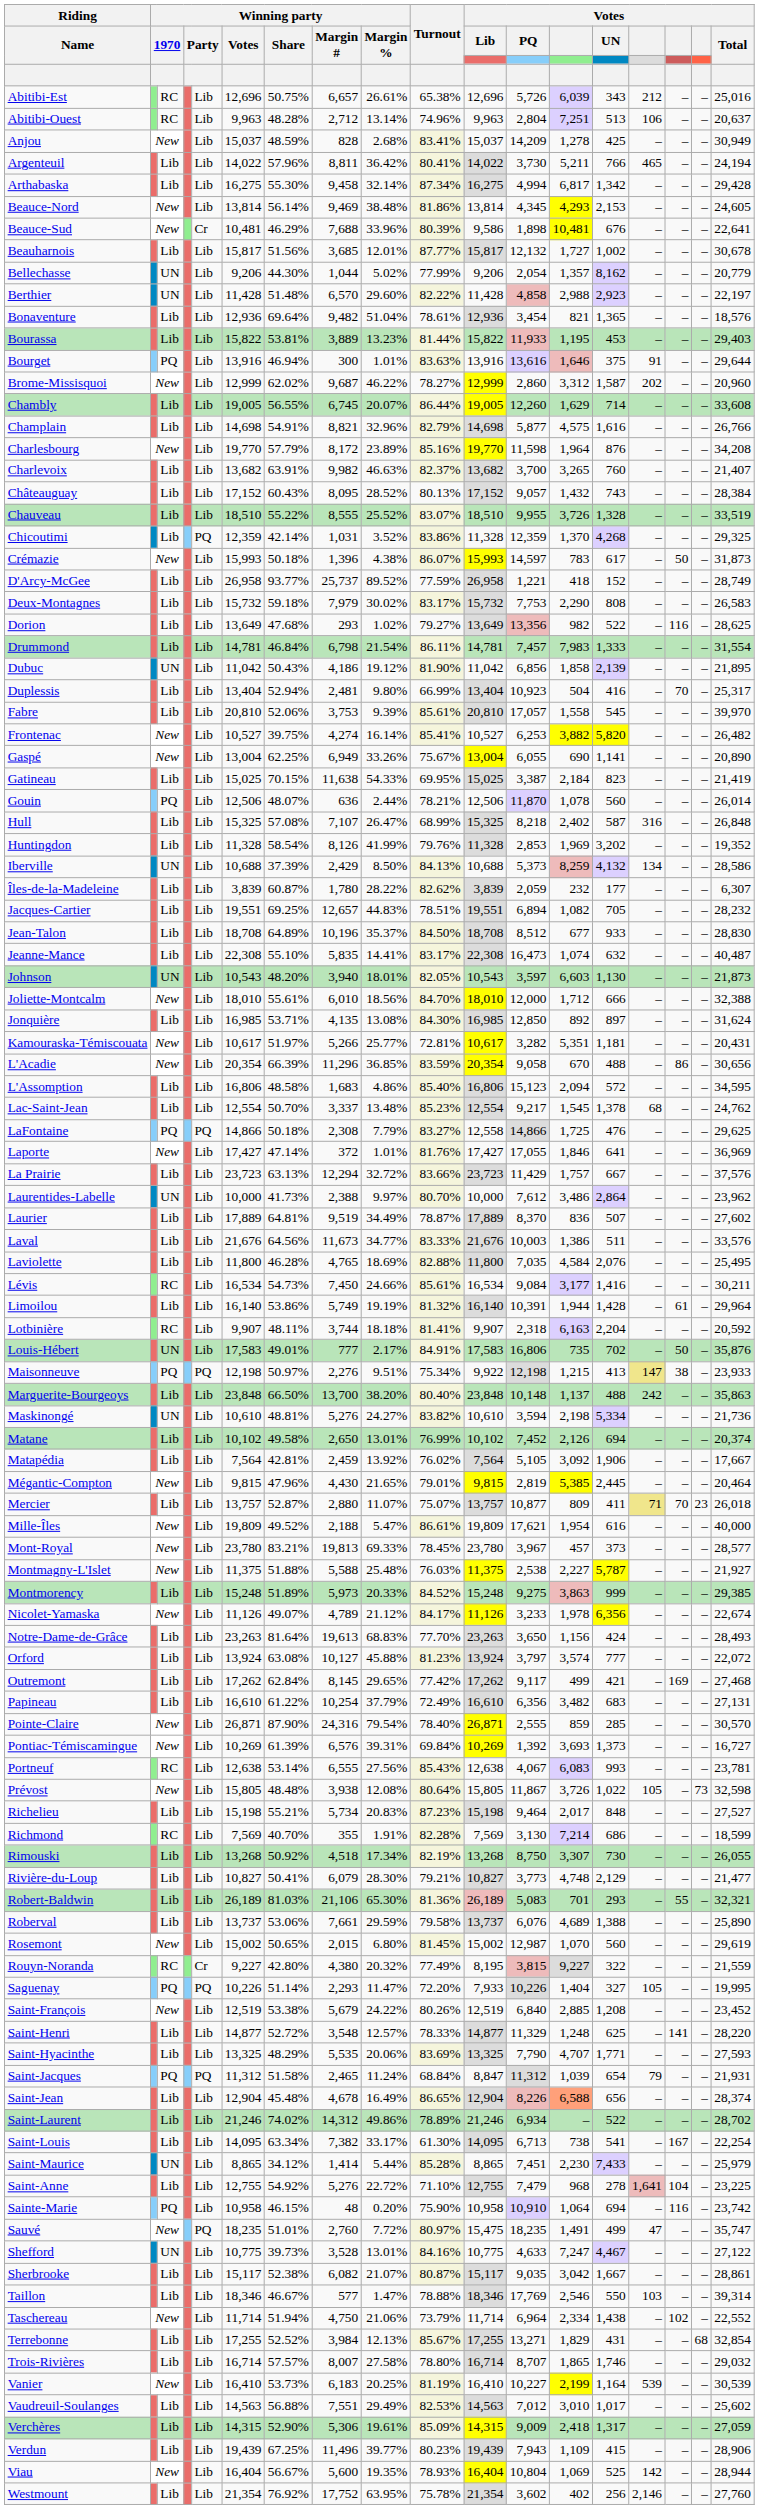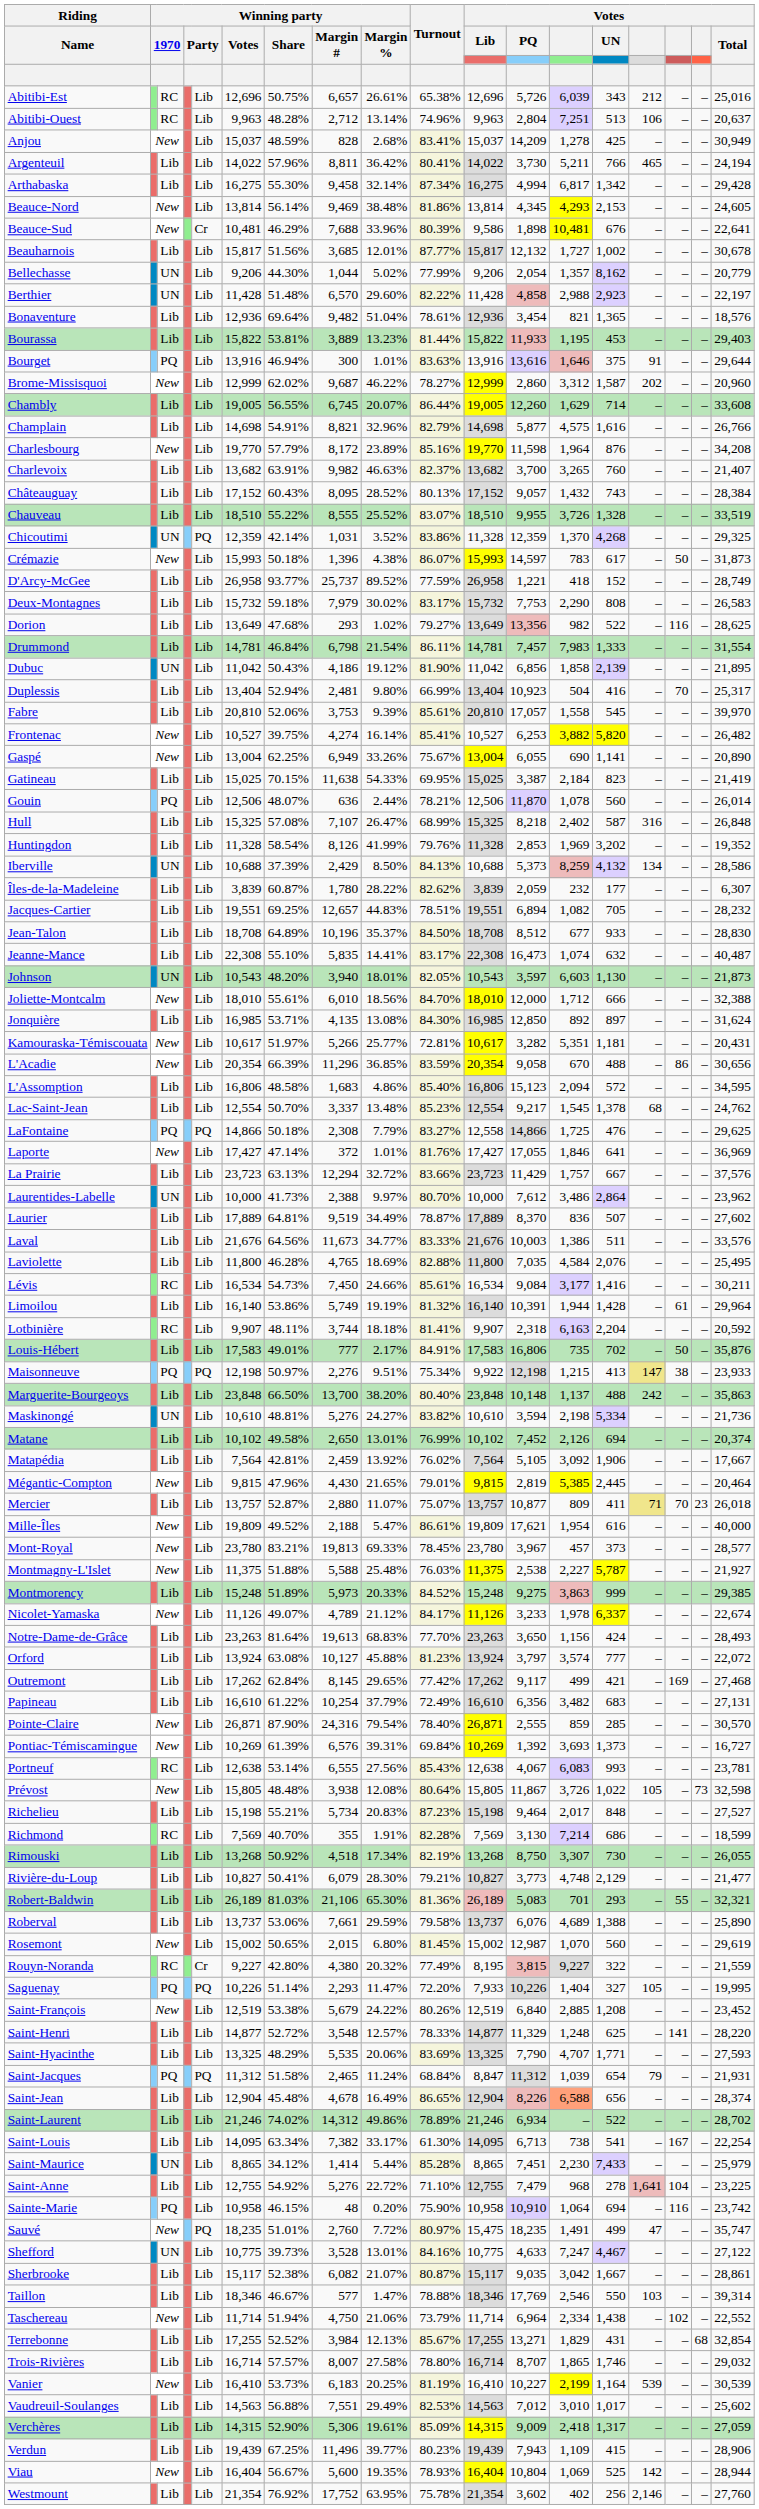(170, 536) Lib -> (170, 536) UN
(170, 1350) UN -> (170, 1350) Lib
(611, 1613) 6,356 -> (611, 1613) 6,337
